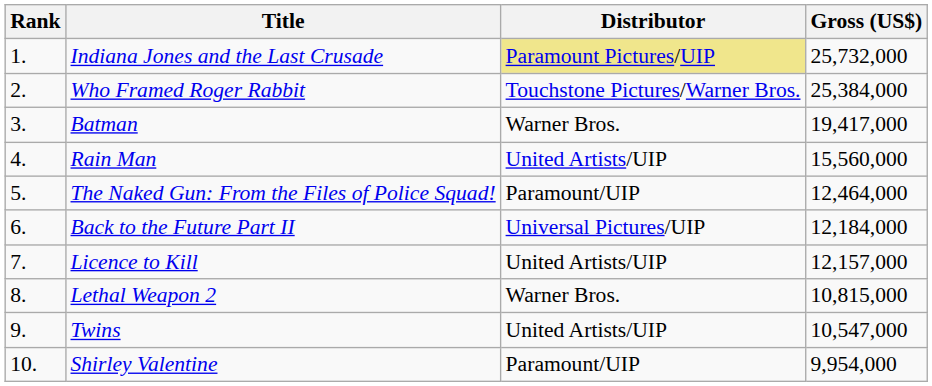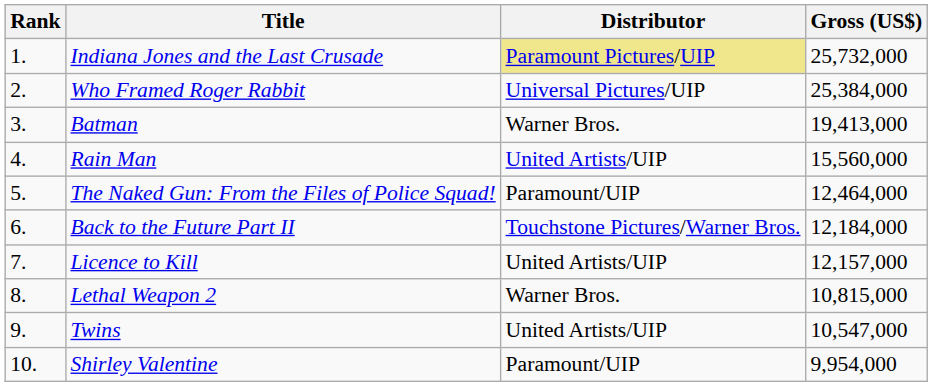(653, 90) Touchstone Pictures/Warner Bros. -> (605, 90) Universal Pictures/UIP
(859, 124) 19,417,000 -> (859, 124) 19,413,000
(605, 227) Universal Pictures/UIP -> (653, 227) Touchstone Pictures/Warner Bros.
